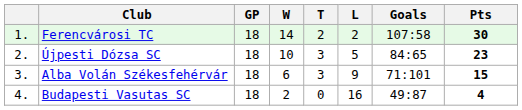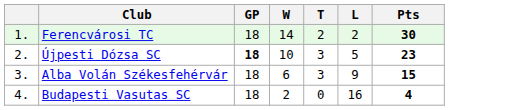- column: (408, 15)
(252, 55) normal -> (252, 55) bold
